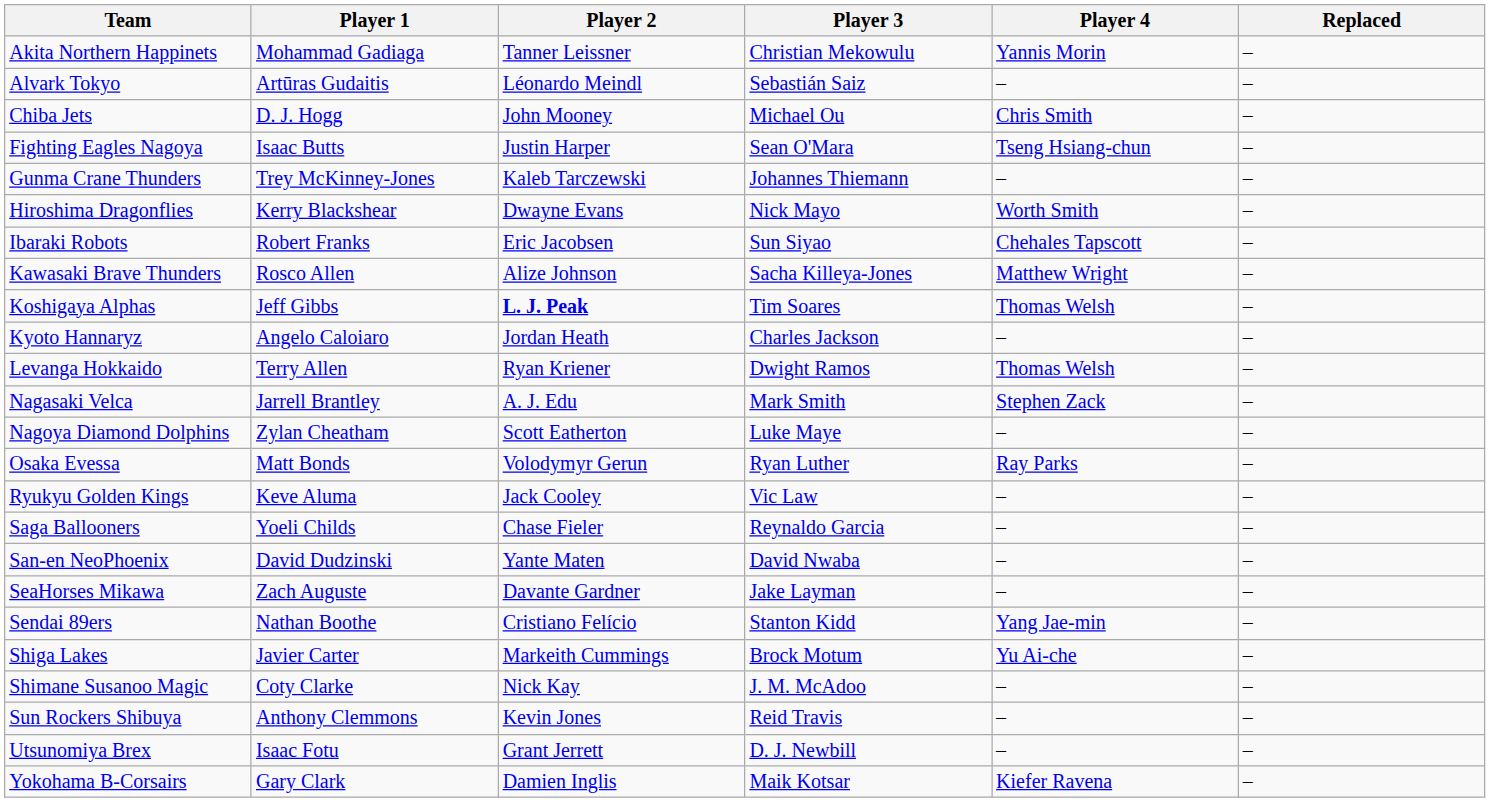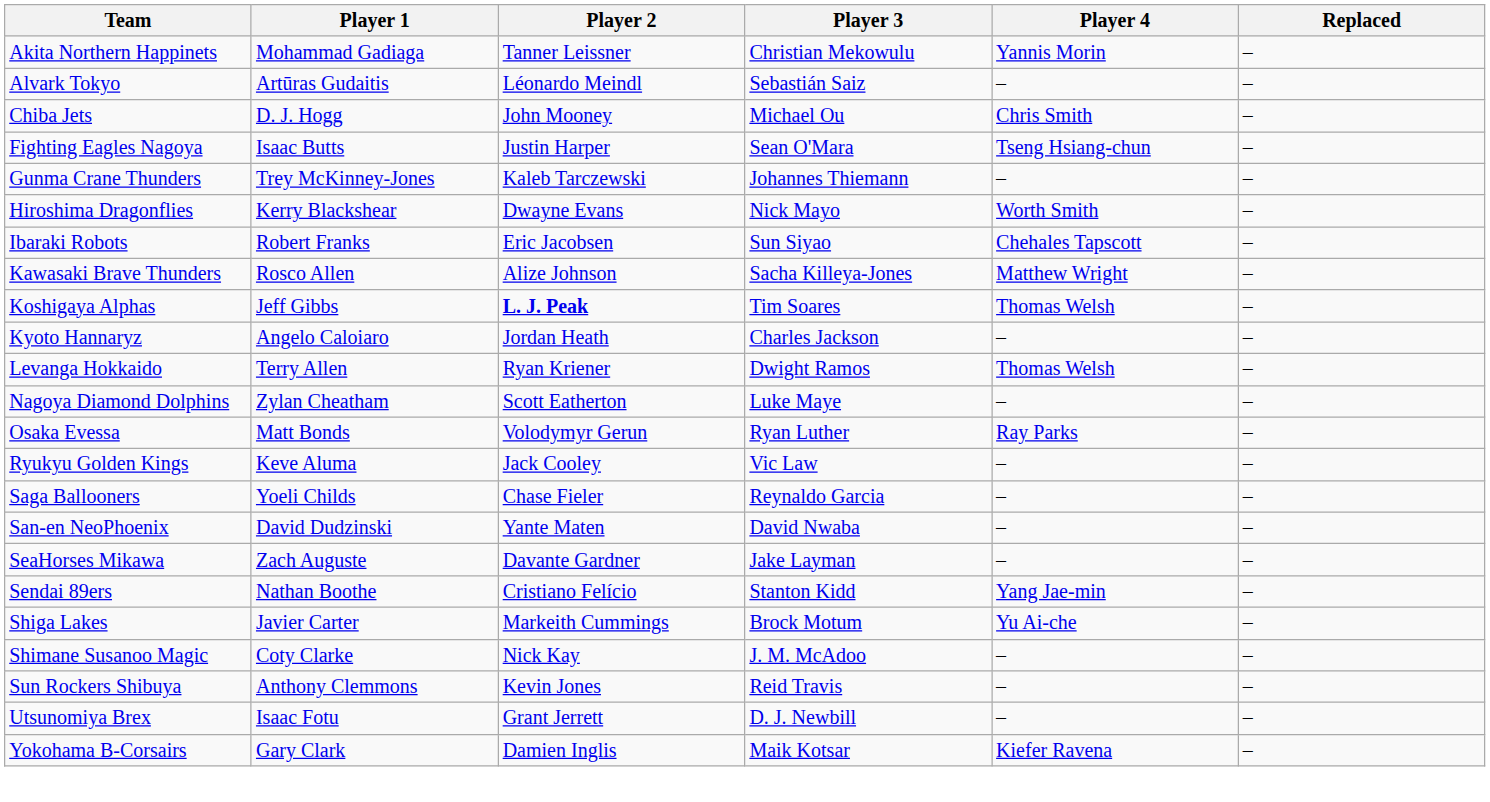- row: (71, 400)
